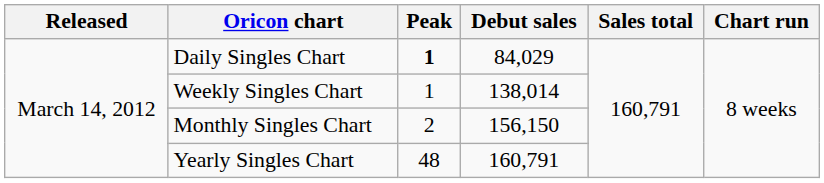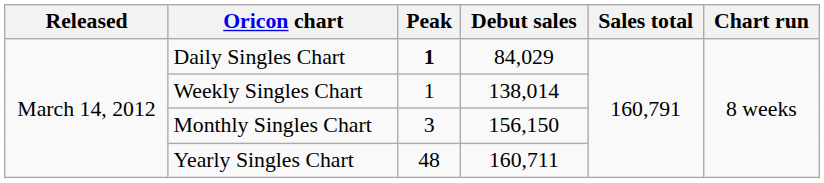(429, 125) 2 -> (429, 125) 3
(524, 159) 160,791 -> (524, 159) 160,711
